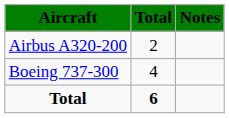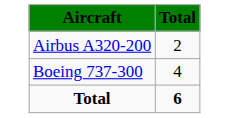- column: (200, 17)
